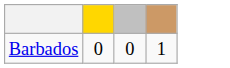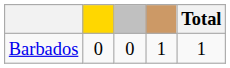+ column: (201, 19)
